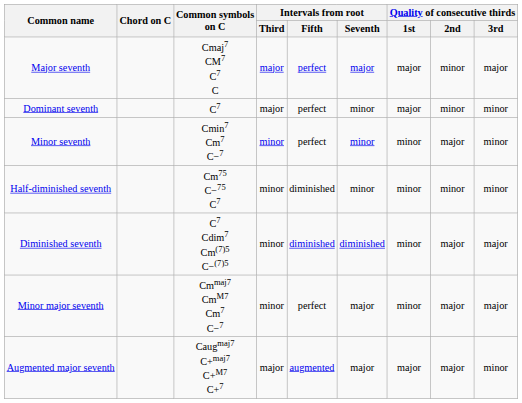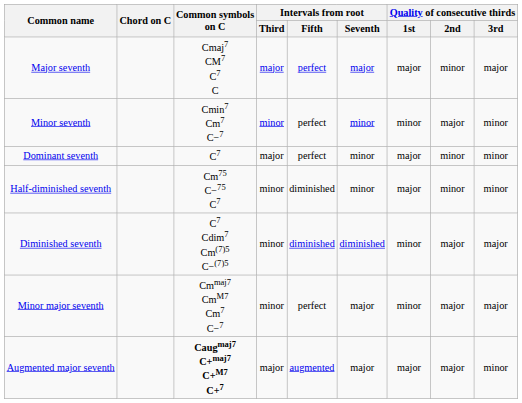rows swapped: (61, 141) <-> (61, 108)
(409, 189) minor -> (409, 189) major
(215, 367) normal -> (215, 367) bold
